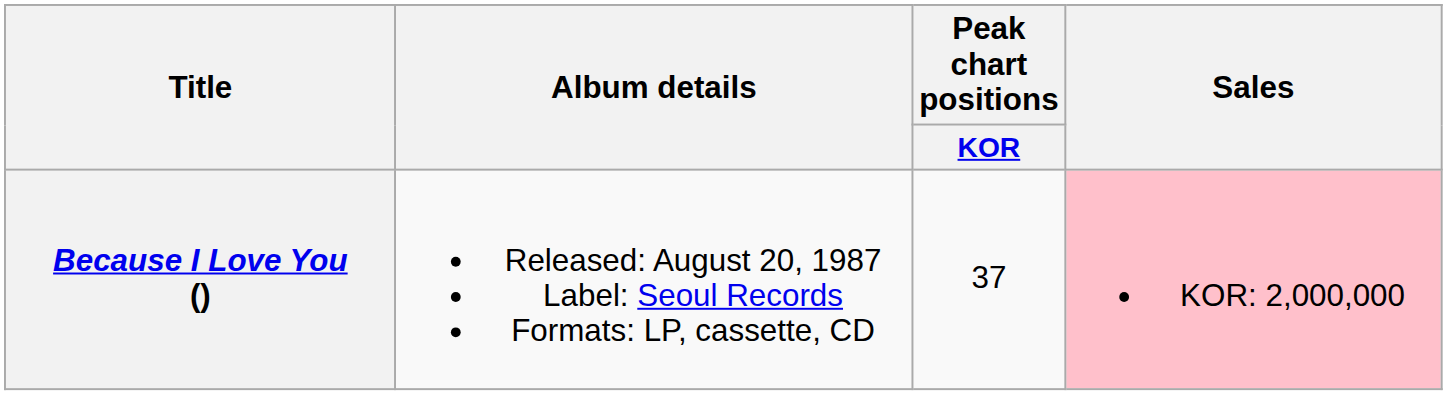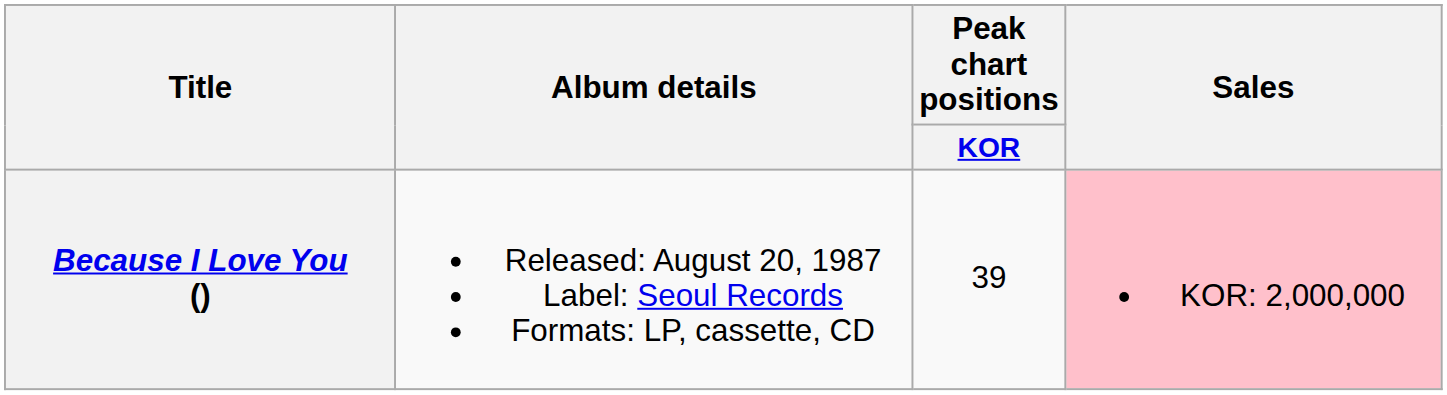(989, 278) 37 -> (989, 278) 39
